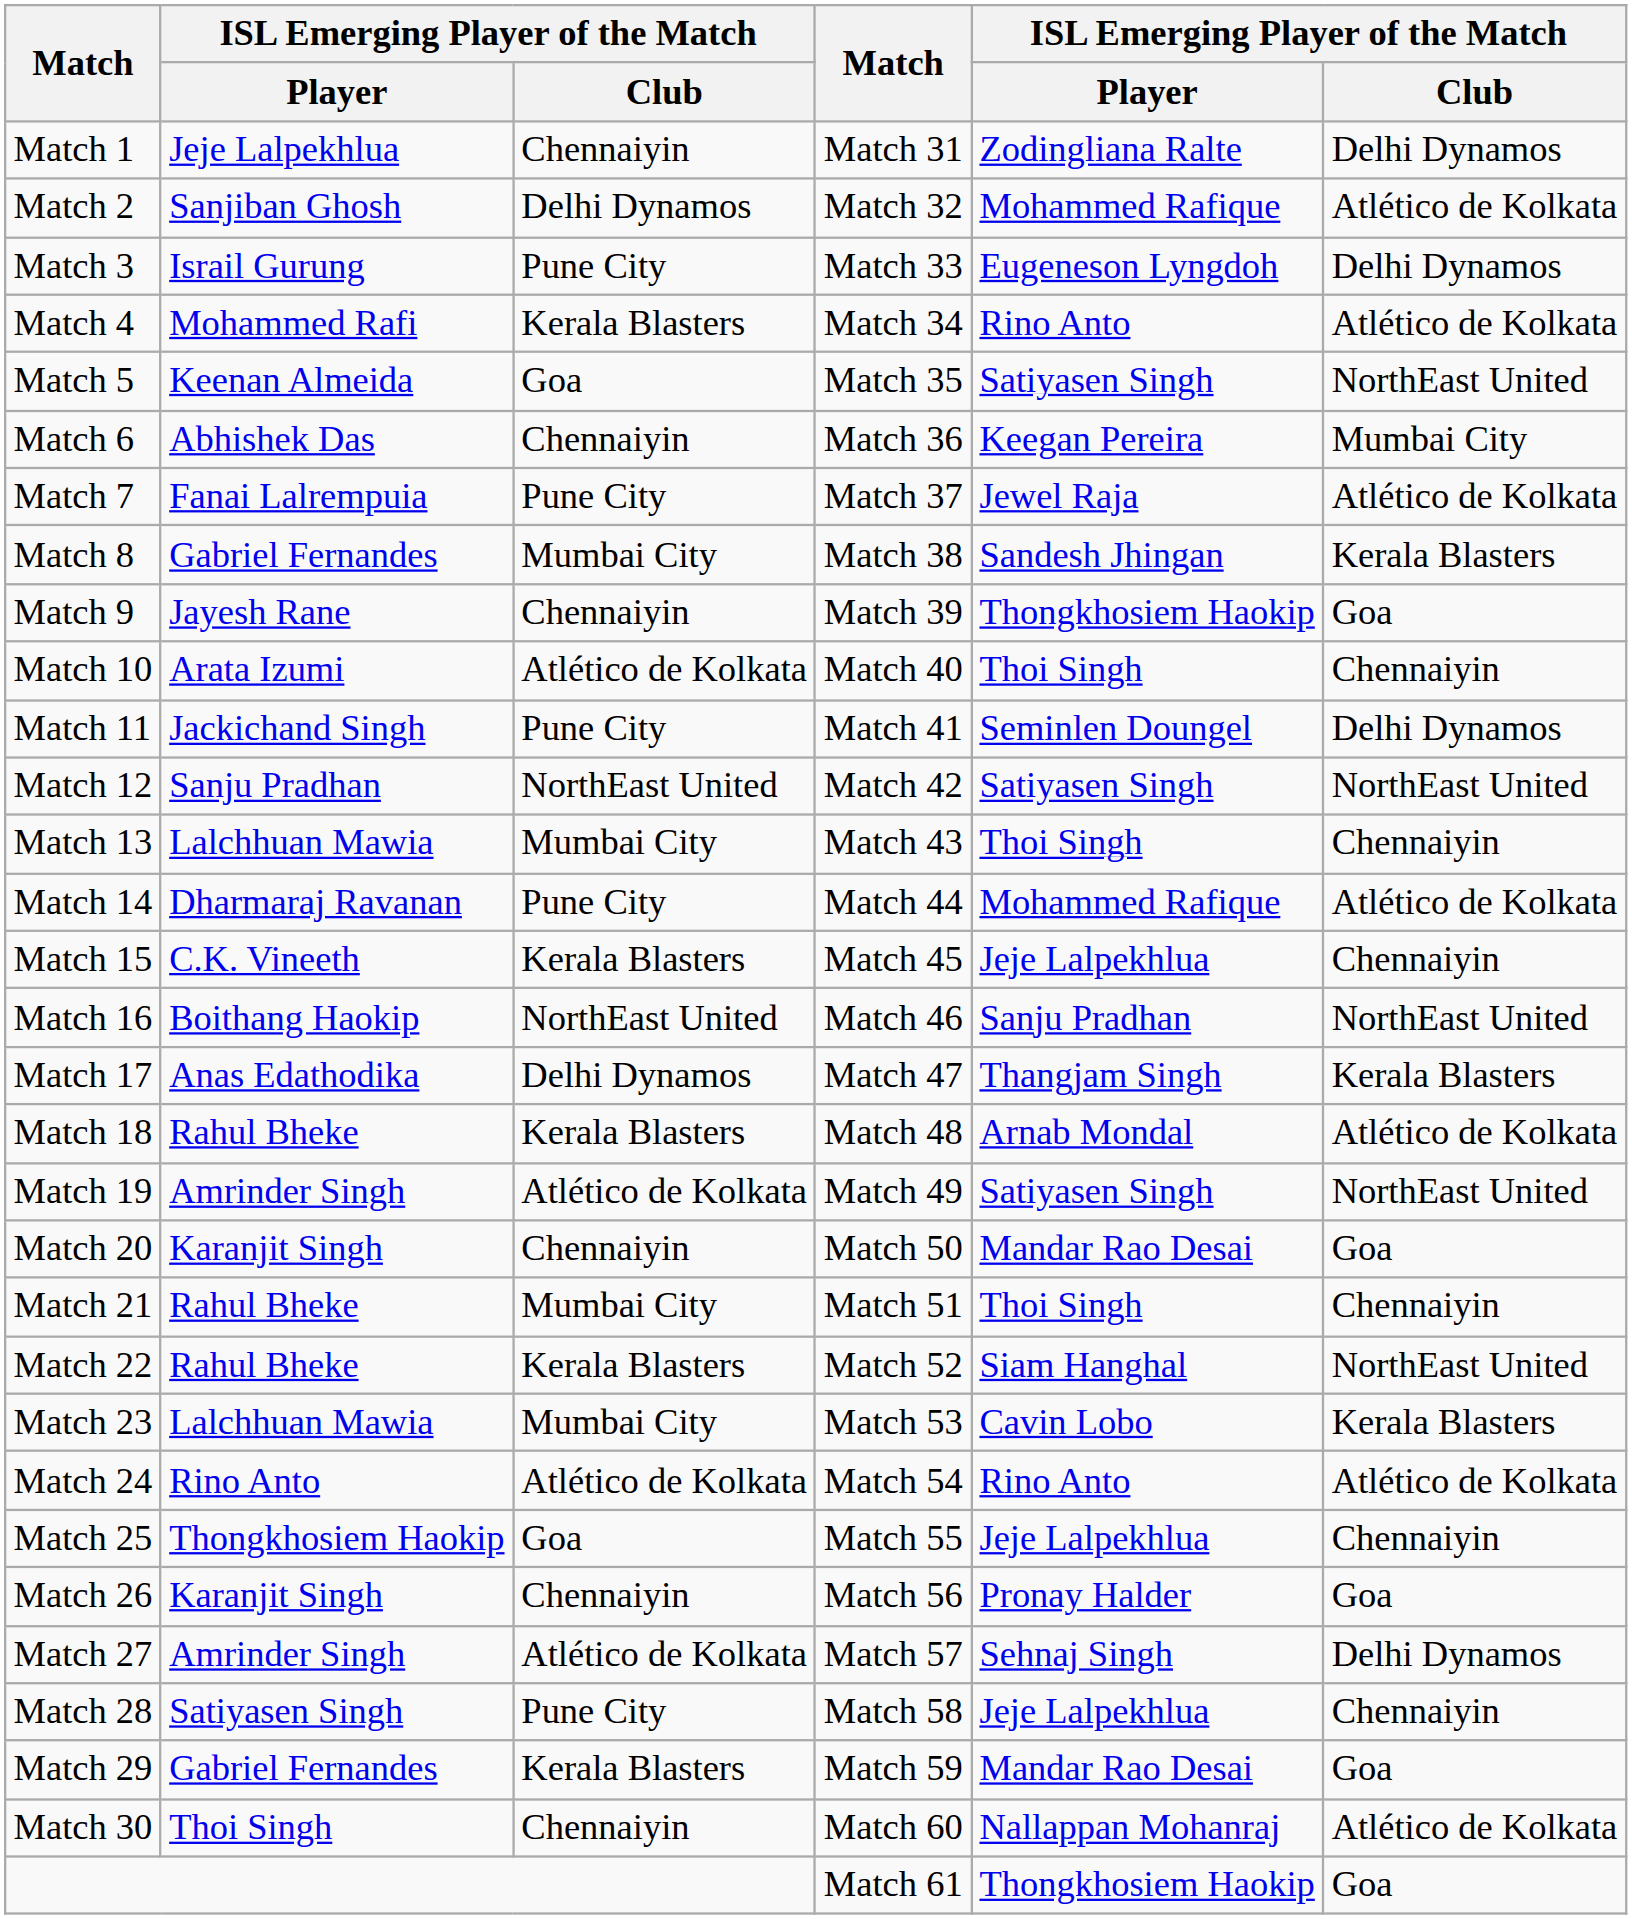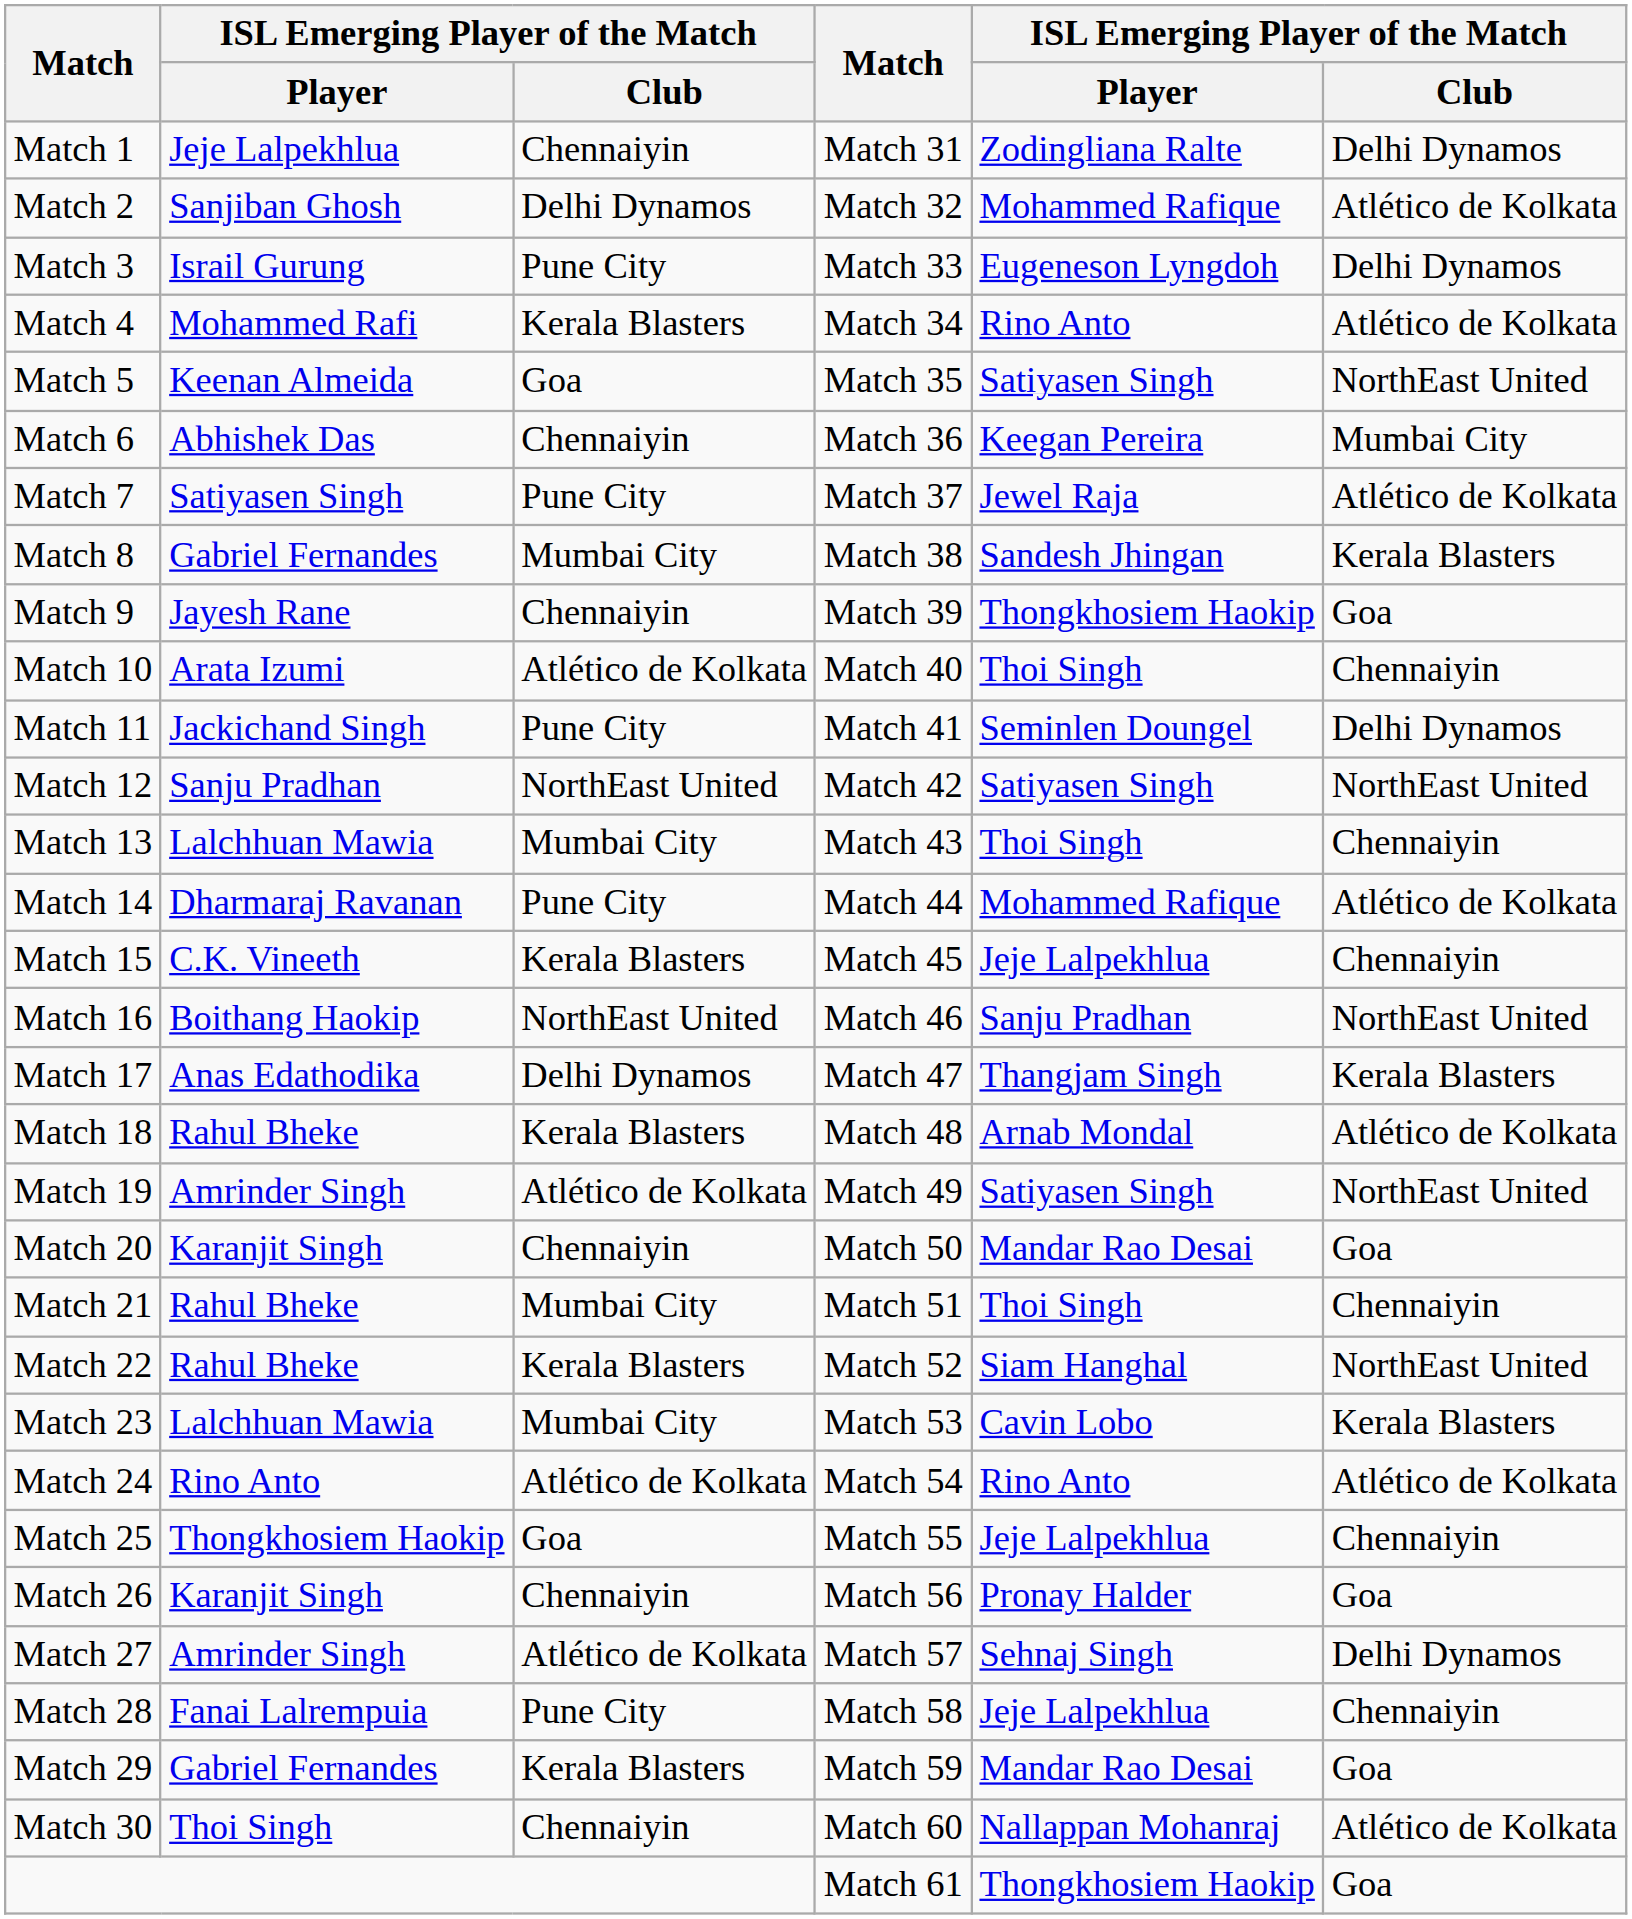(298, 496) Fanai Lalrempuia -> (286, 496) Satiyasen Singh
(286, 1711) Satiyasen Singh -> (298, 1711) Fanai Lalrempuia
